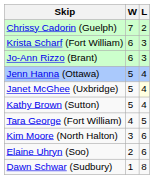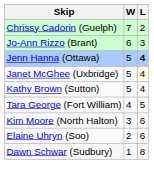- row: (65, 43)
(144, 74) normal -> (142, 58) bold
